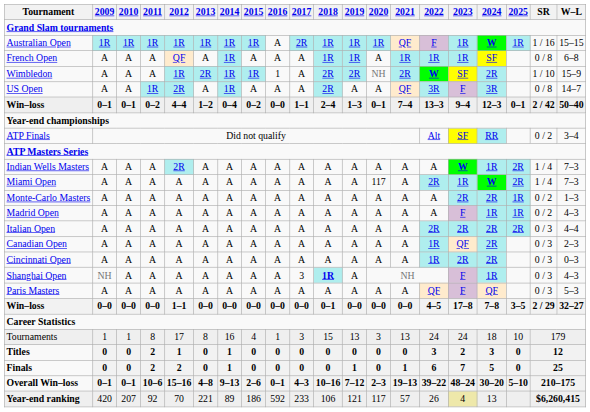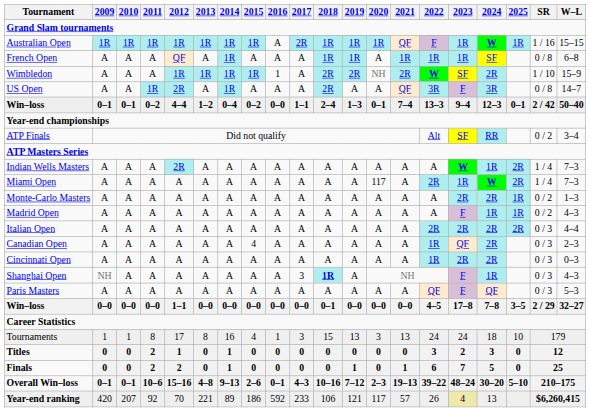(206, 74) 2R -> (206, 74) 1R
(254, 244) A -> (254, 244) 4
